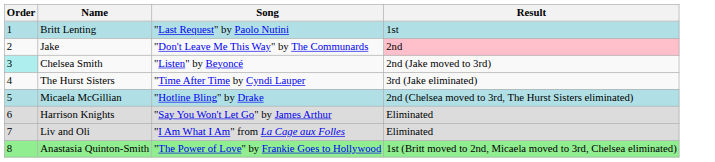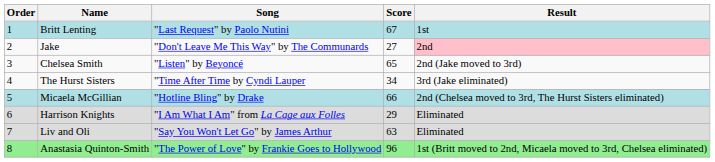+ column: (399, 13)
(9, 64) paleturquoise background -> (9, 64) no background
(243, 115) "Say You Won't Let Go" by James Arthur -> (249, 115) "I Am What I Am" from La Cage aux Folles
(249, 132) "I Am What I Am" from La Cage aux Folles -> (243, 132) "Say You Won't Let Go" by James Arthur
